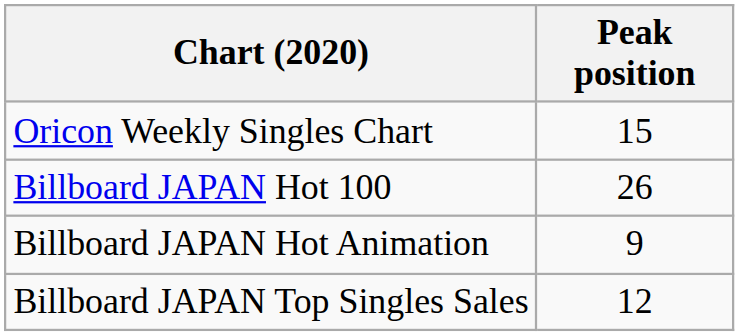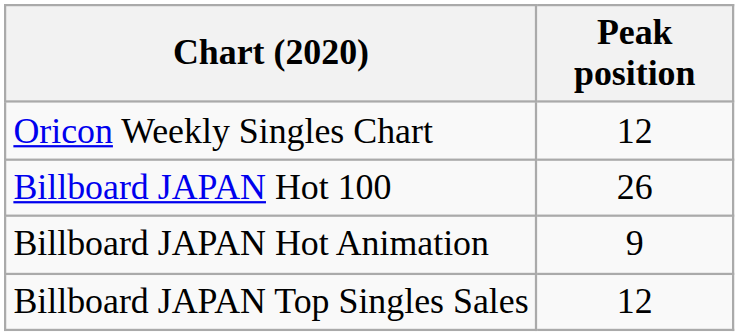(635, 130) 15 -> (635, 130) 12
